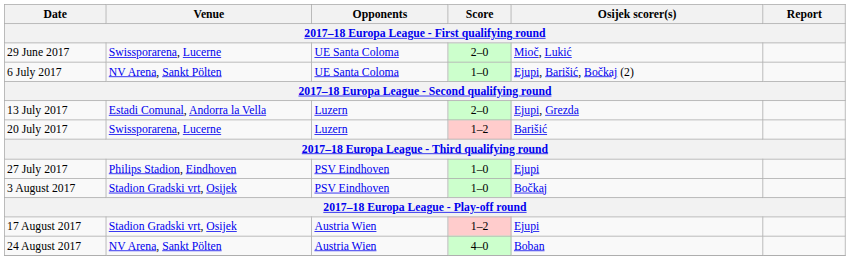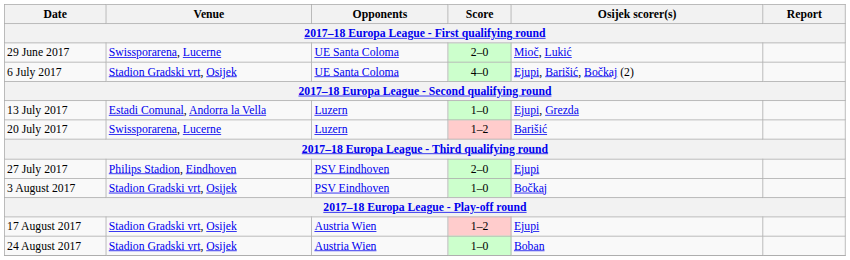(165, 72) NV Arena, Sankt Pölten -> (173, 72) Stadion Gradski vrt, Osijek
(480, 72) 1–0 -> (480, 72) 4–0
(480, 110) 2–0 -> (480, 110) 1–0
(480, 168) 1–0 -> (480, 168) 2–0
(165, 245) NV Arena, Sankt Pölten -> (173, 245) Stadion Gradski vrt, Osijek
(480, 245) 4–0 -> (480, 245) 1–0
